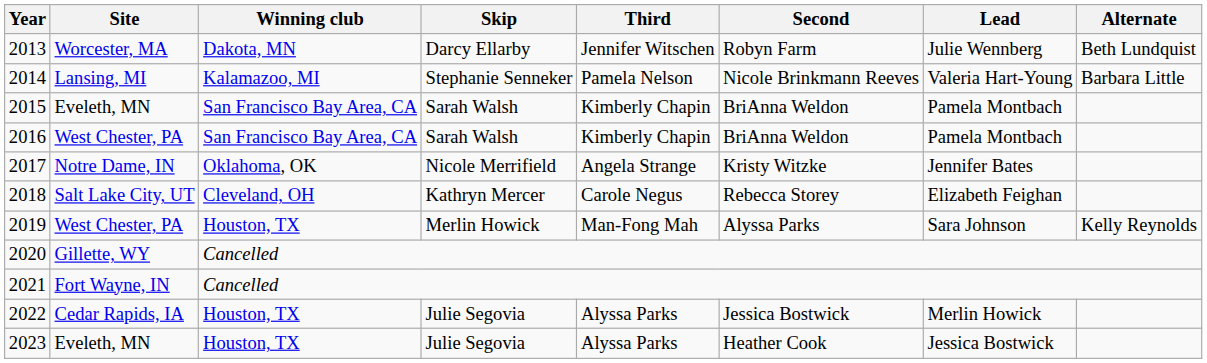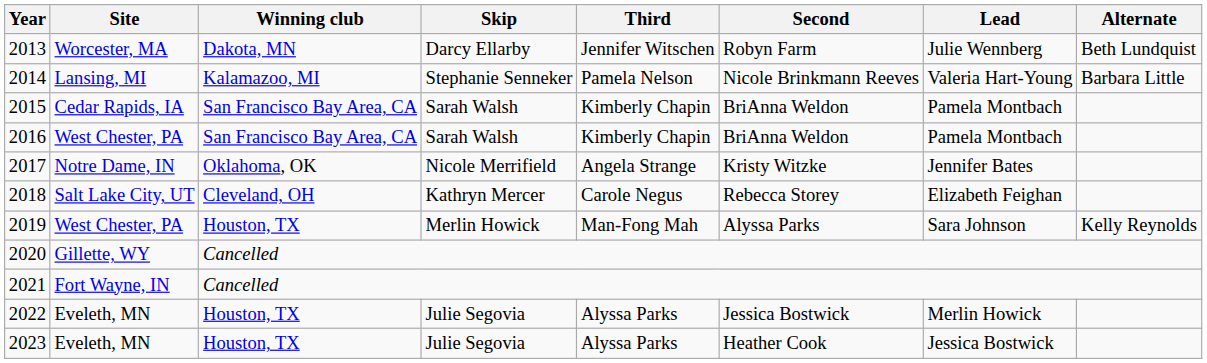(102, 107) Eveleth, MN -> (119, 107) Cedar Rapids, IA
(119, 313) Cedar Rapids, IA -> (102, 313) Eveleth, MN
